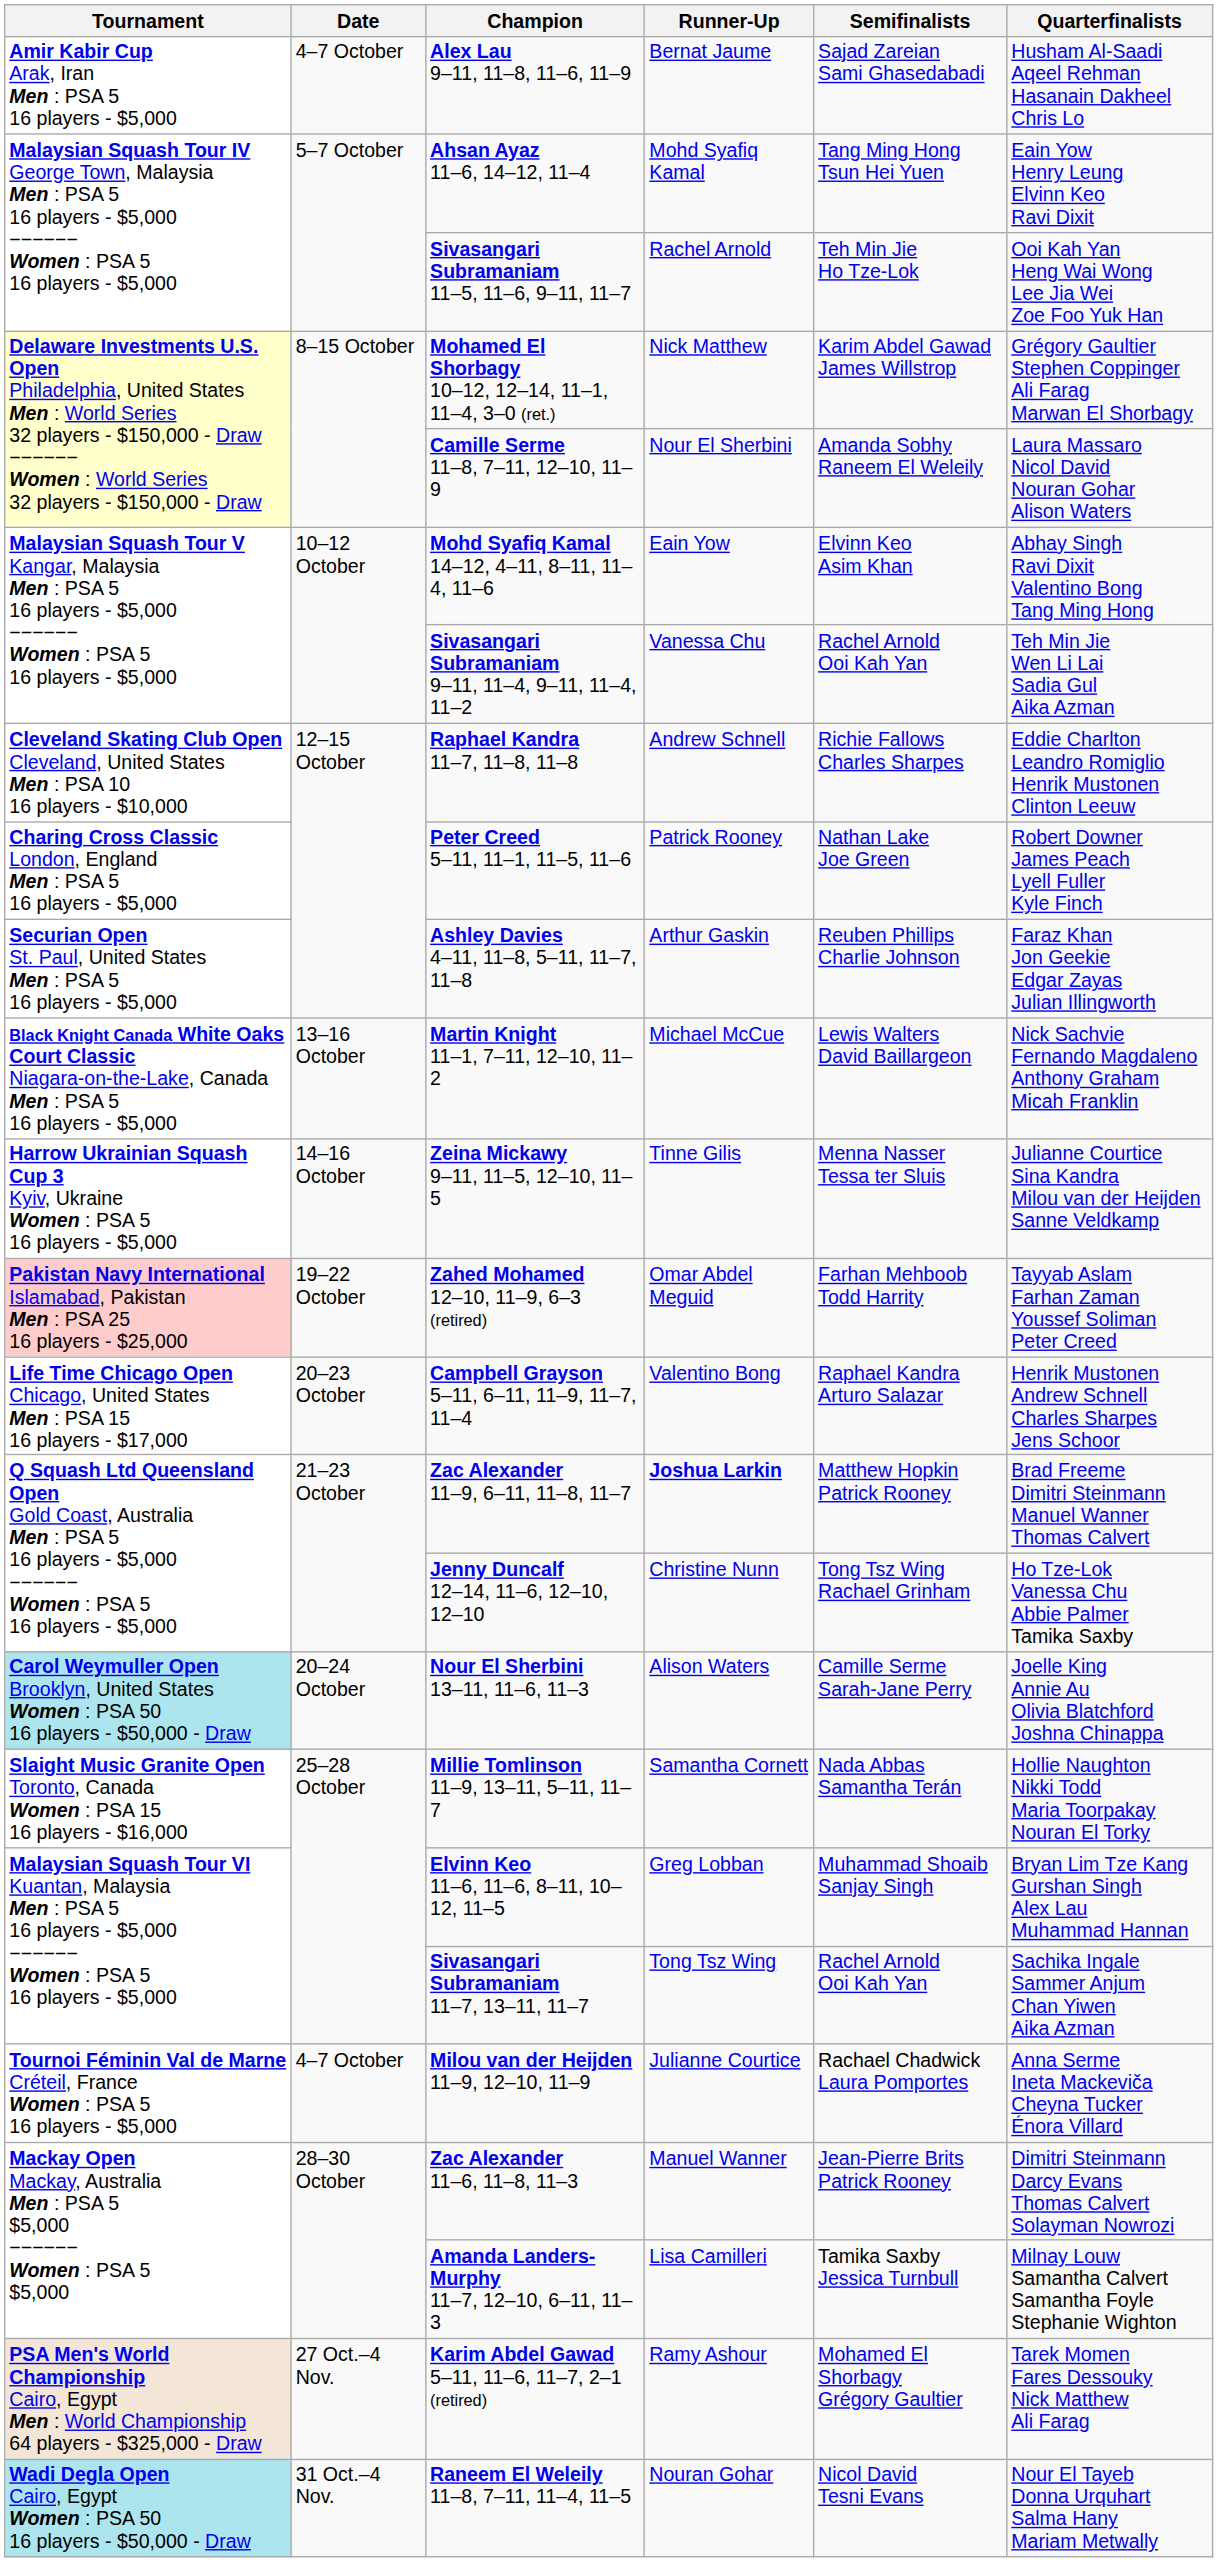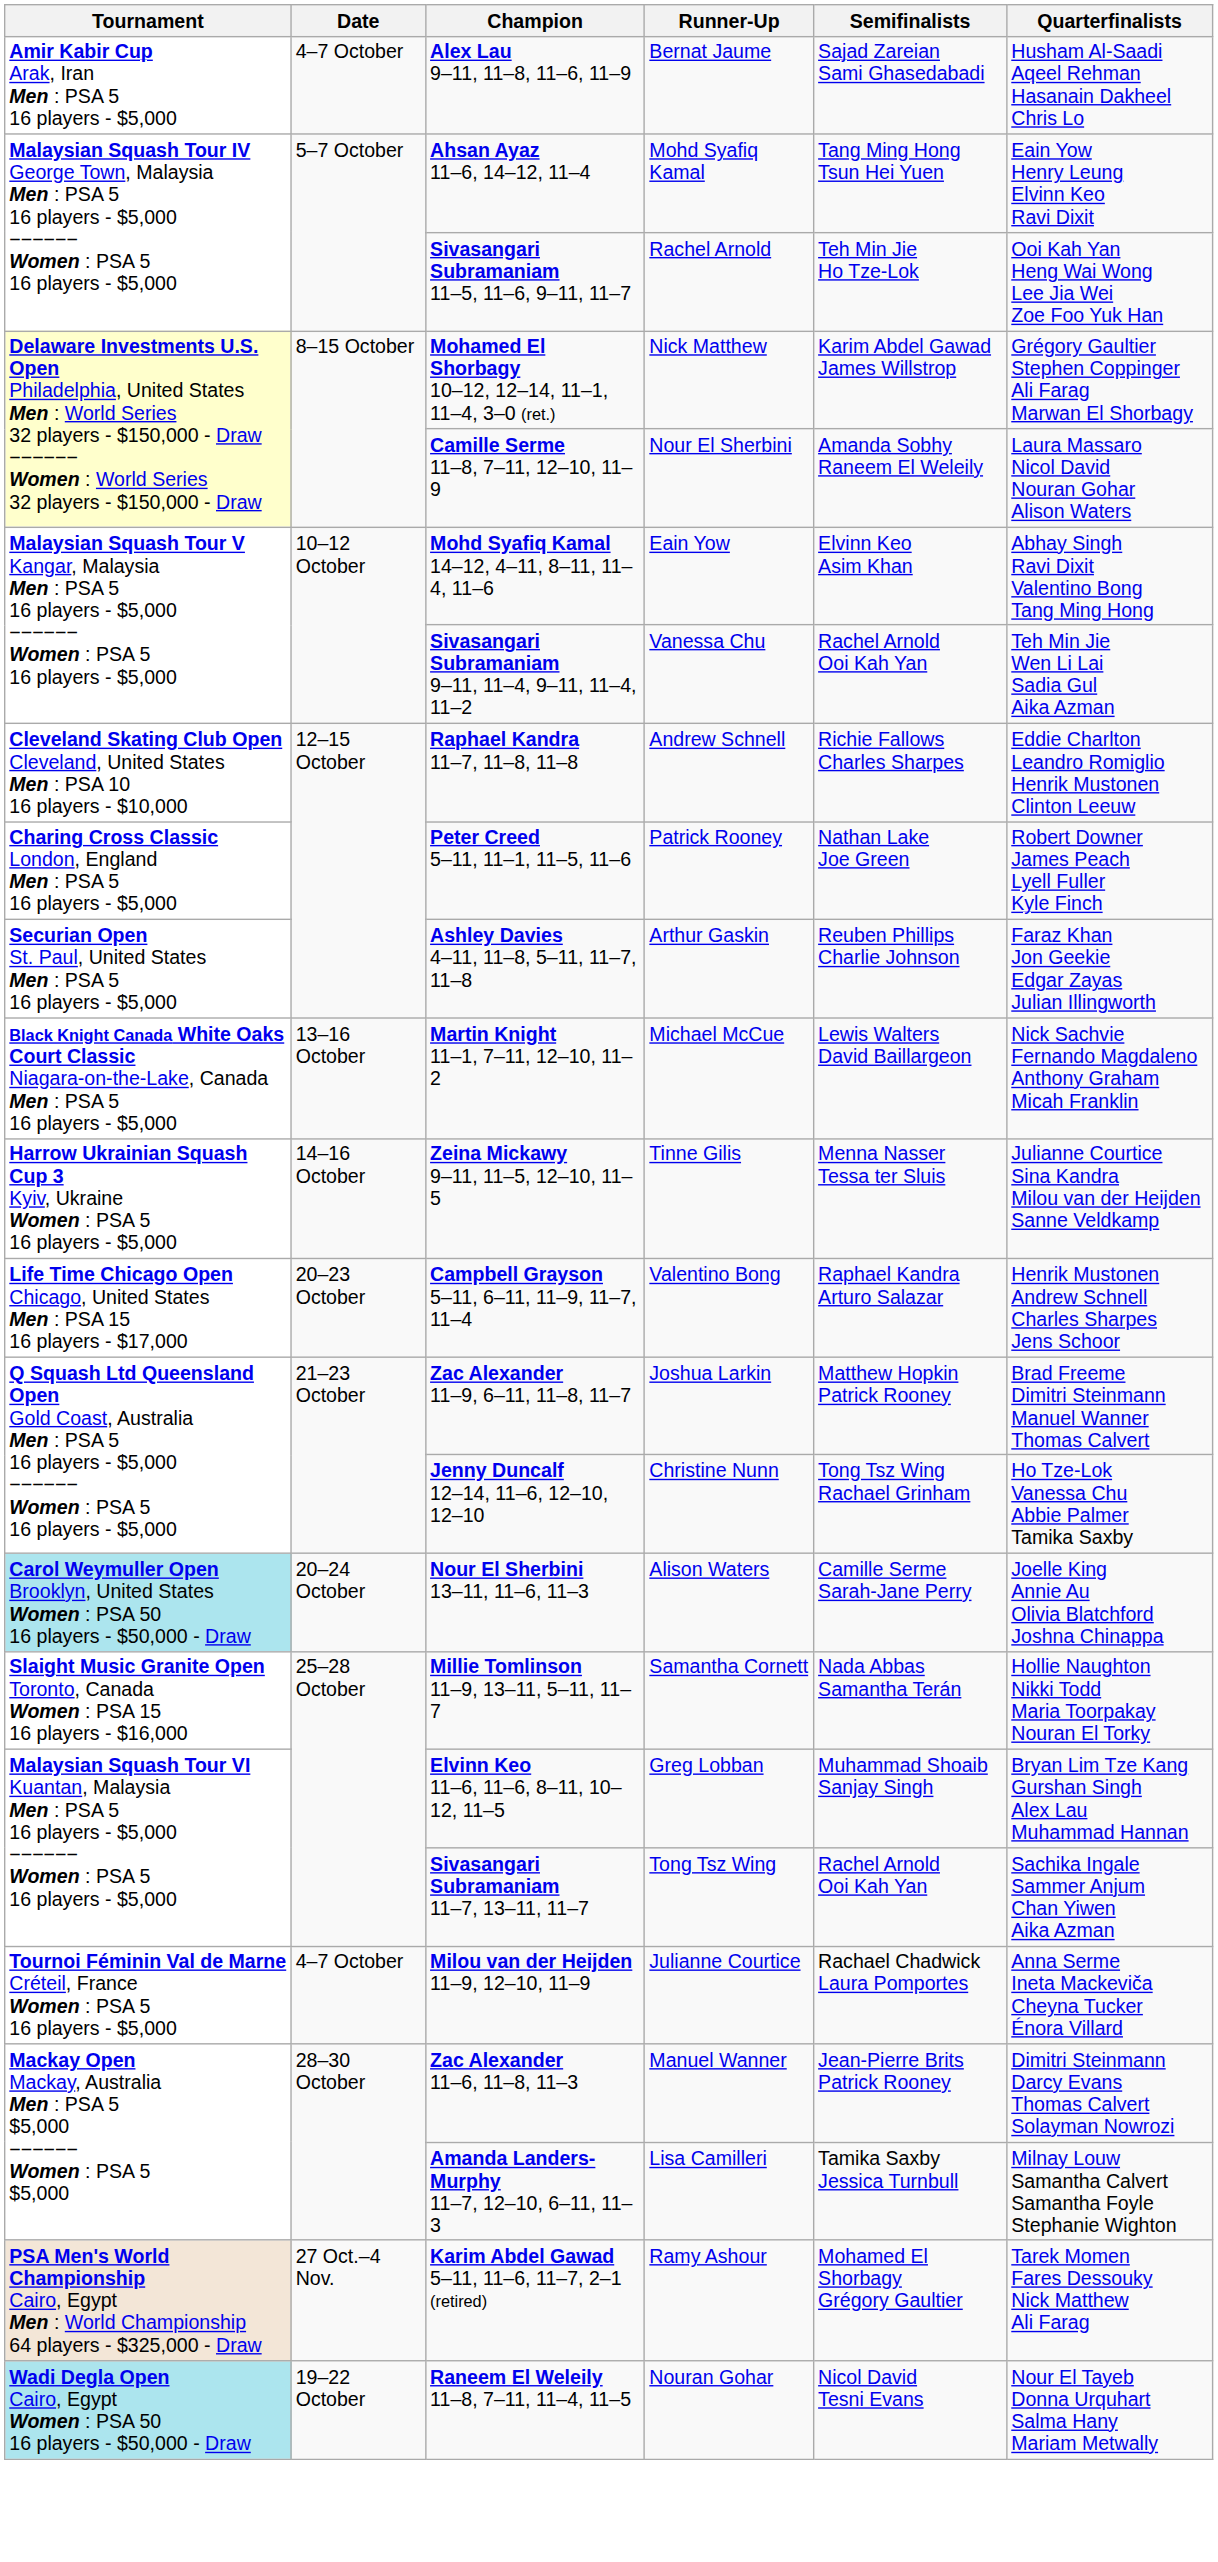- row: (507, 1296)
(716, 1471) bold -> (710, 1373) normal
(338, 2486) 31 Oct.–4 Nov. -> (330, 2388) 19–22 October
